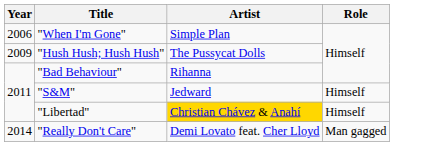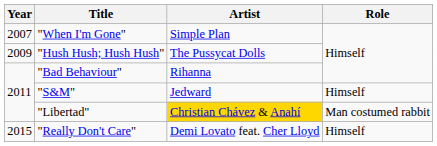(20, 33) 2006 -> (20, 33) 2007
(345, 111) Himself -> (378, 111) Man costumed rabbit
(20, 131) 2014 -> (20, 131) 2015
(356, 131) Man gagged -> (345, 131) Himself
